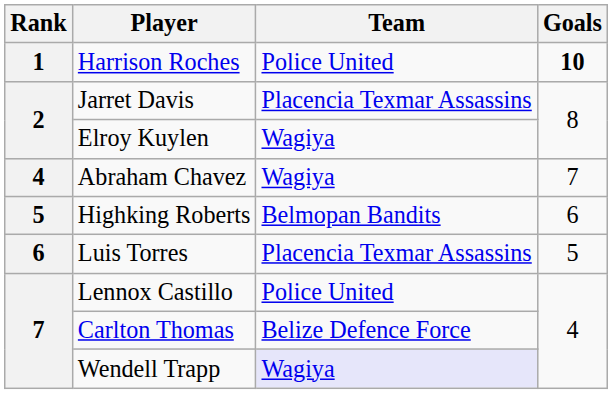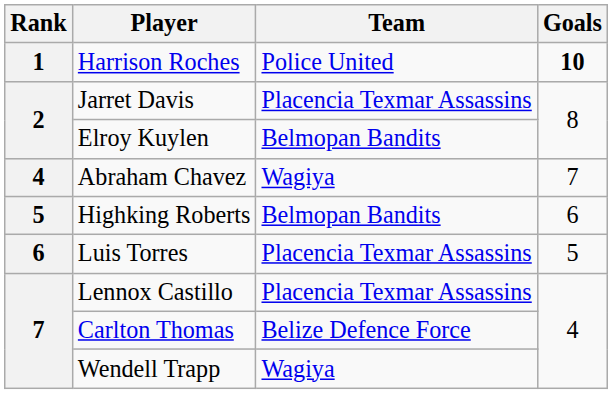(298, 138) Wagiya -> (351, 138) Belmopan Bandits
(328, 291) Police United -> (397, 291) Placencia Texmar Assassins
(298, 368) lavender background -> (298, 368) no background
